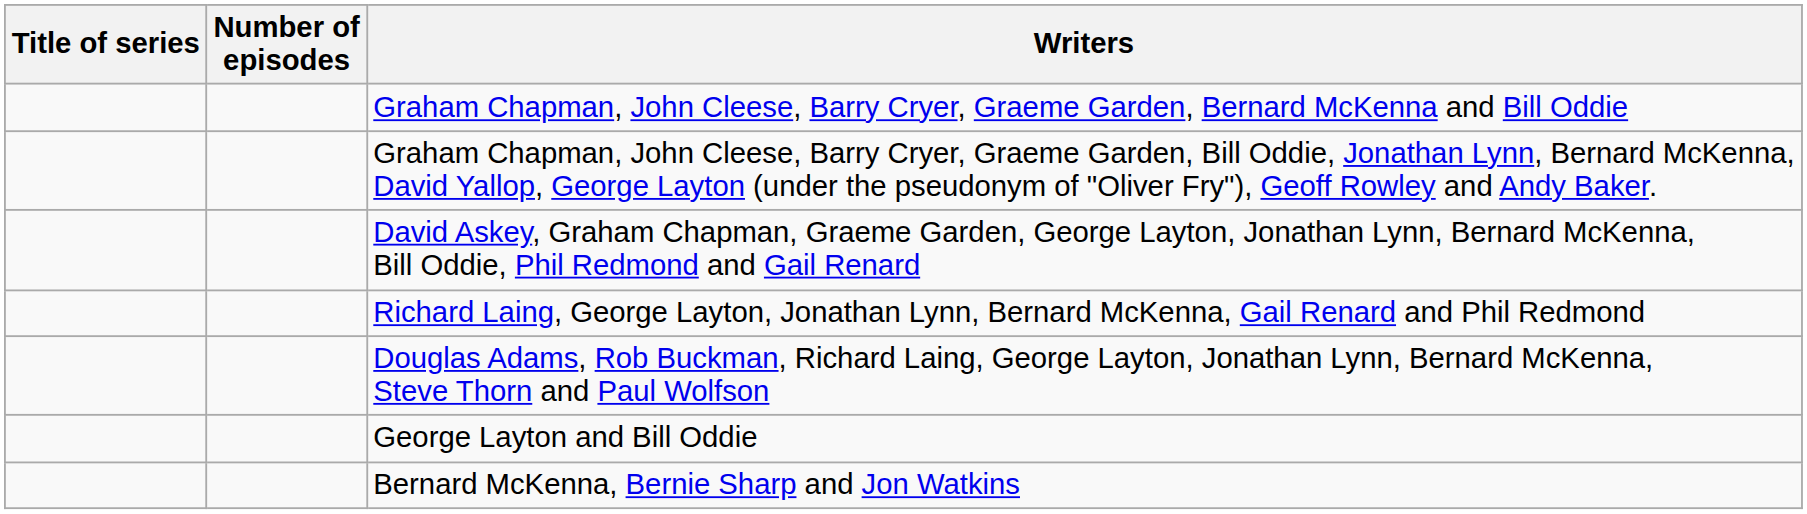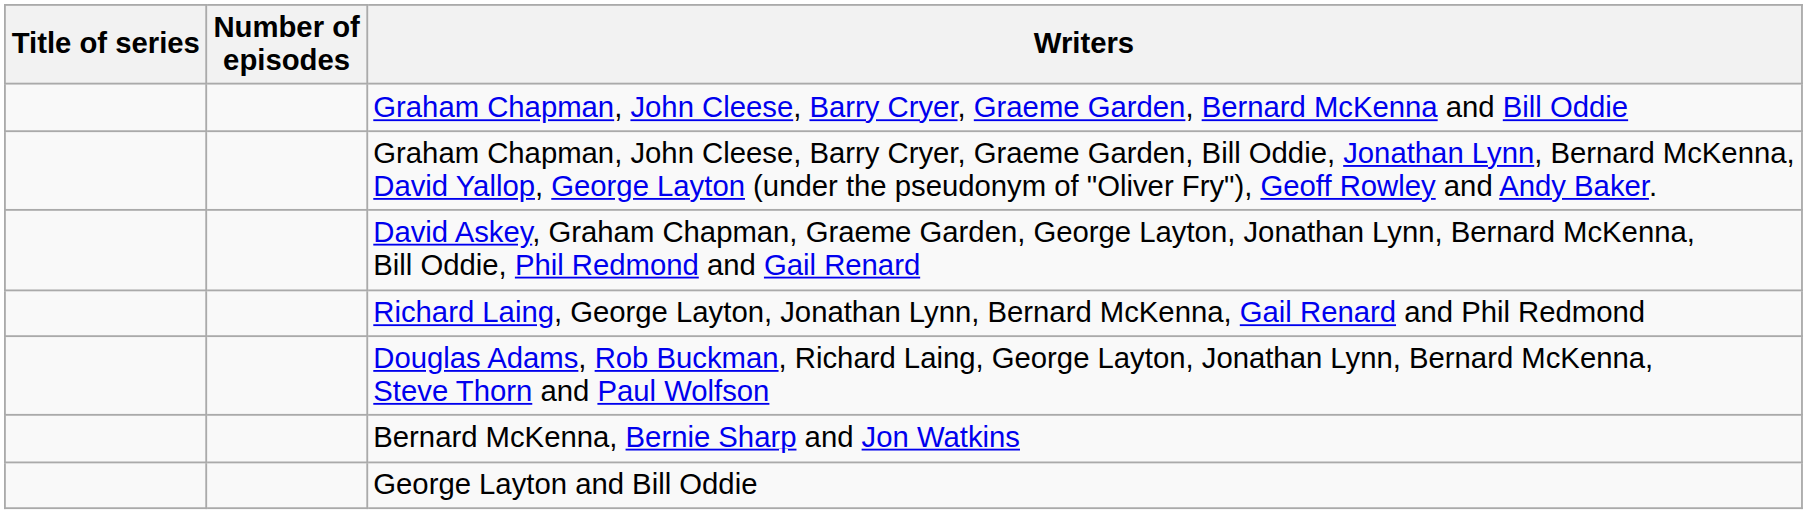rows swapped: (697, 484) <-> (565, 438)
